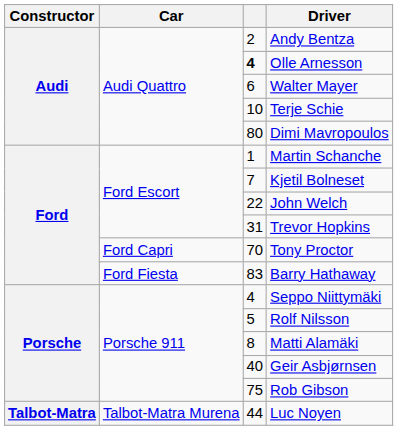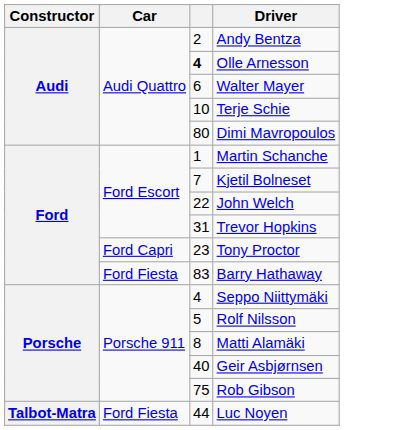(255, 249) 70 -> (201, 249) 23
(171, 413) Talbot-Matra Murena -> (140, 413) Ford Fiesta
